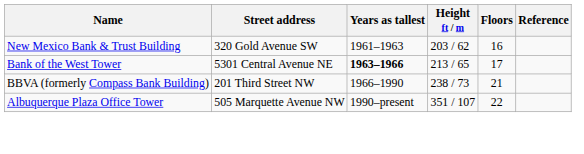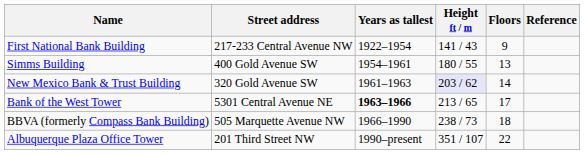+ row: (76, 45)
+ row: (46, 64)
(450, 45) no background -> (458, 83) lavender background
(497, 45) 16 -> (505, 83) 14
(264, 83) 201 Third Street NW -> (279, 121) 505 Marquette Avenue NW
(497, 83) 21 -> (505, 121) 18
(279, 102) 505 Marquette Avenue NW -> (264, 139) 201 Third Street NW
